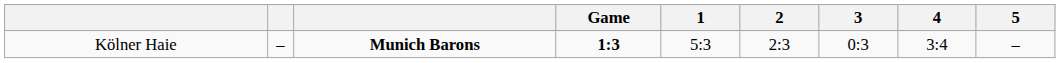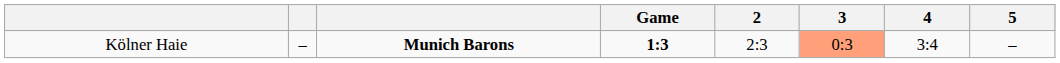- column: (701, 17)
(858, 44) no background -> (842, 44) lightsalmon background
